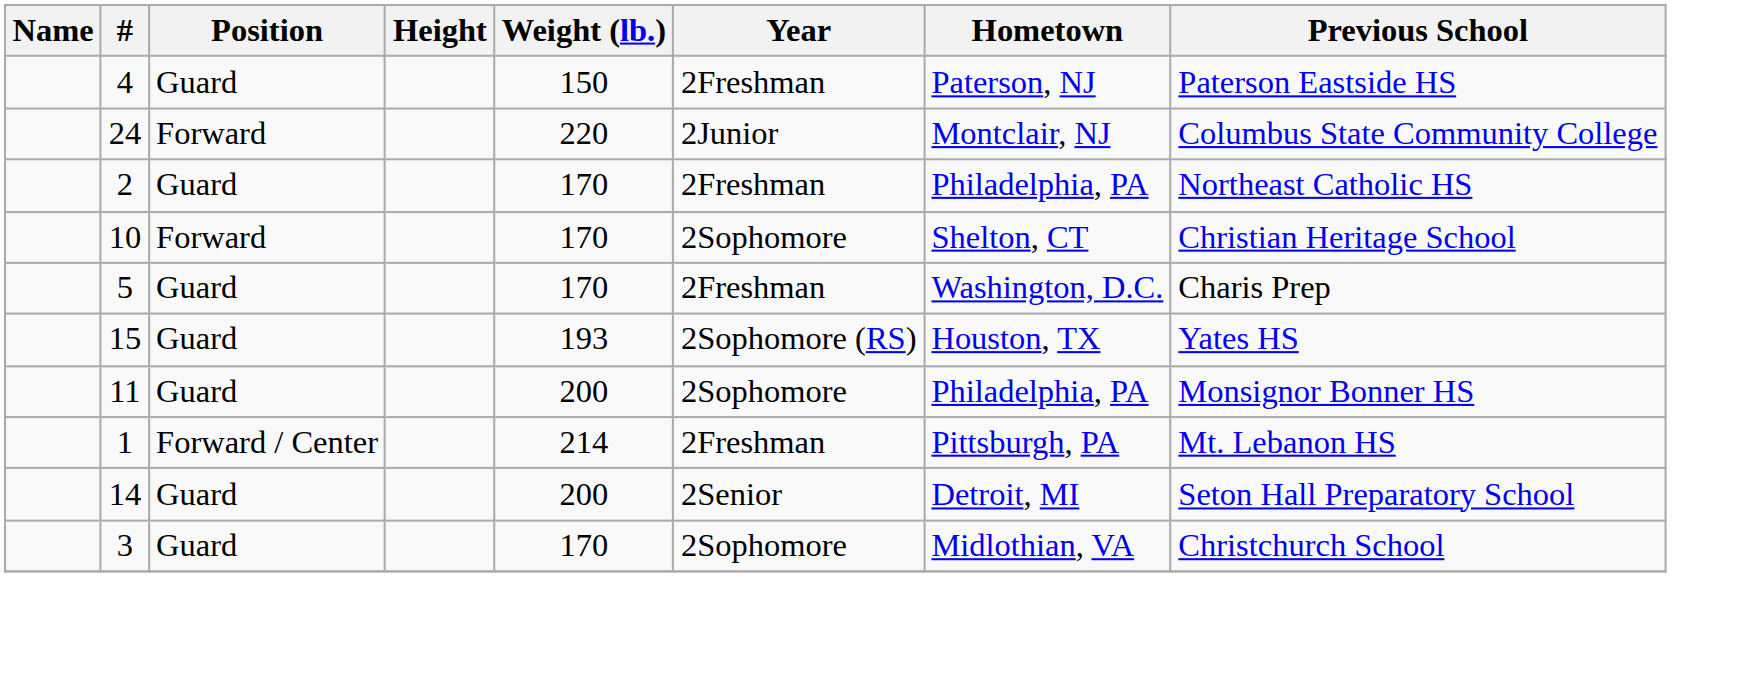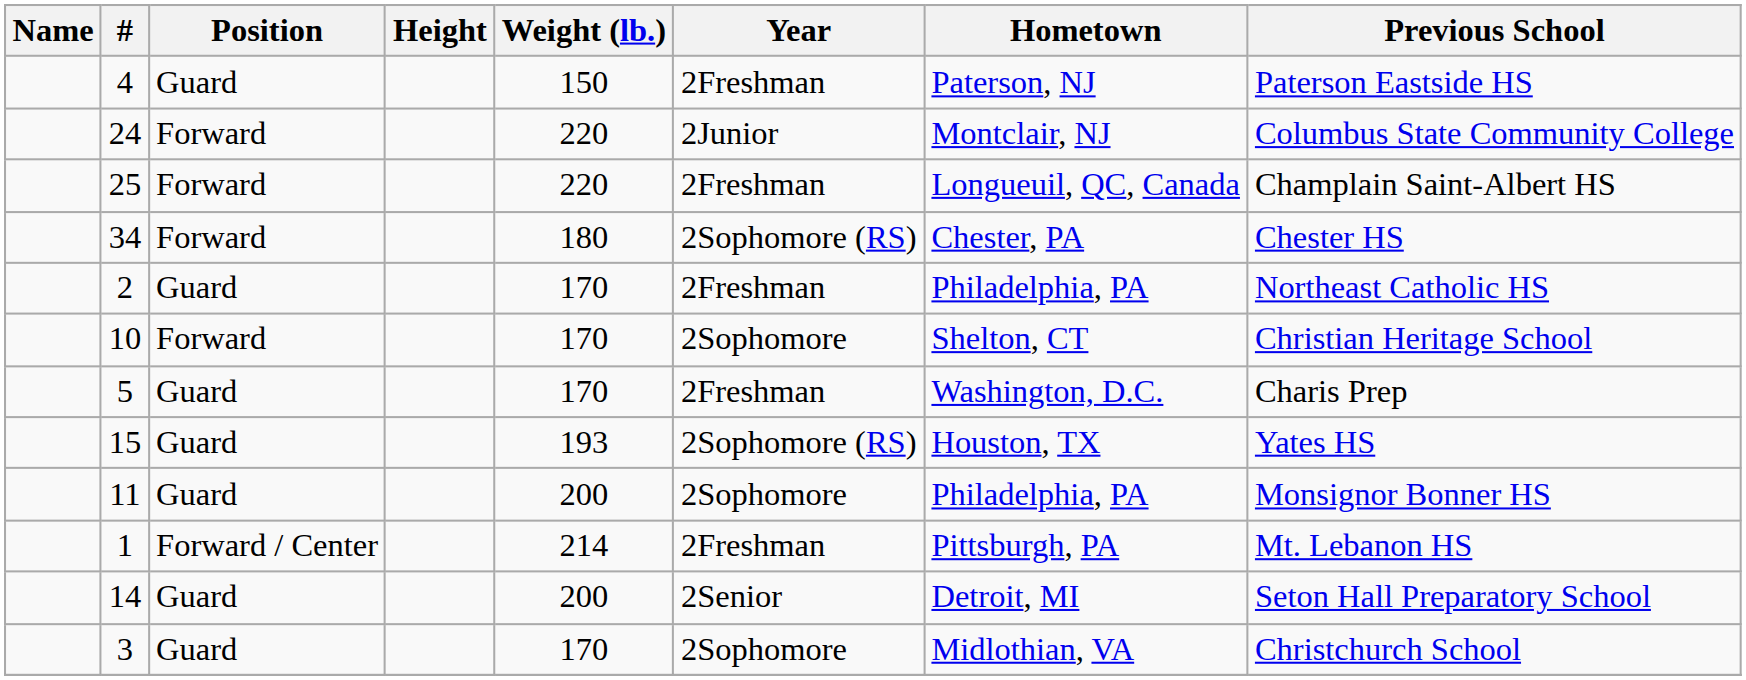+ row: (125, 184)
+ row: (125, 236)
